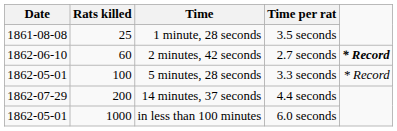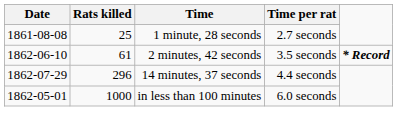(307, 34) 3.5 seconds -> (307, 34) 2.7 seconds
(125, 55) 60 -> (125, 55) 61
(307, 55) 2.7 seconds -> (307, 55) 3.5 seconds
- row: (205, 75)
(122, 95) 200 -> (122, 75) 296
